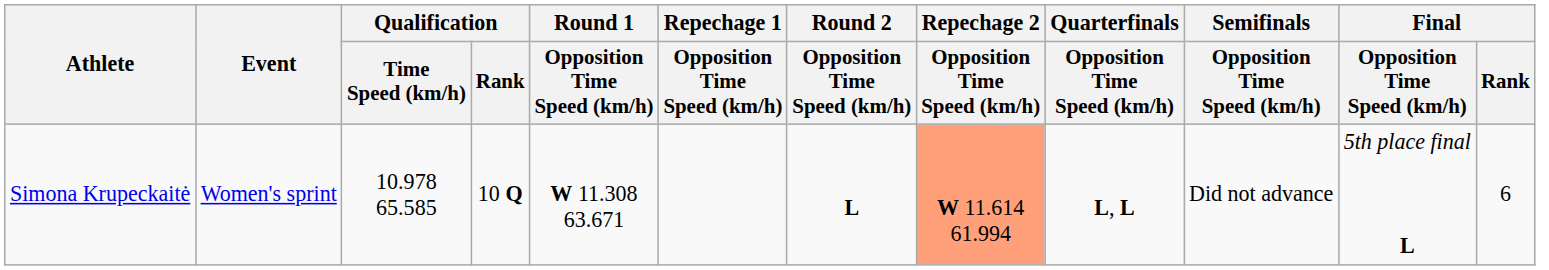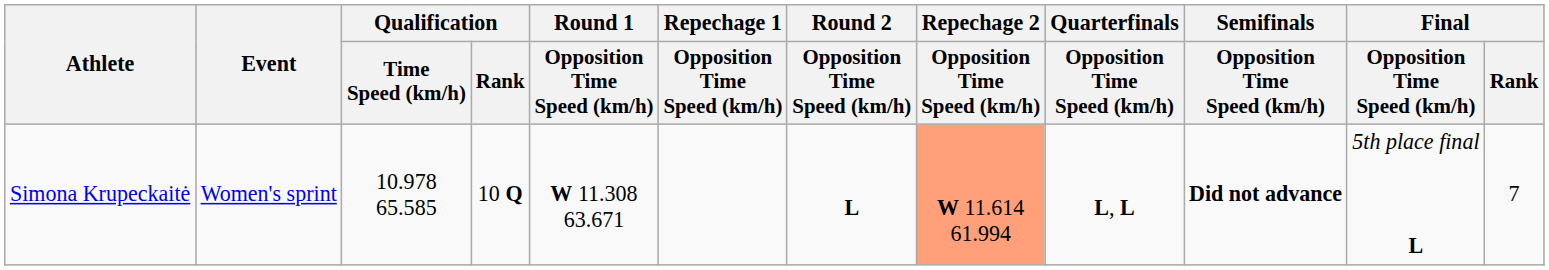(1261, 194) normal -> (1266, 194) bold
(1505, 194) 6 -> (1514, 194) 7
